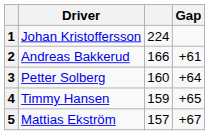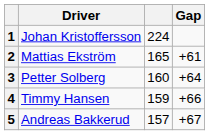(75, 57) Andreas Bakkerud -> (68, 57) Mattias Ekström
(158, 57) 166 -> (158, 57) 165
(190, 99) +65 -> (190, 99) +66
(68, 120) Mattias Ekström -> (75, 120) Andreas Bakkerud
